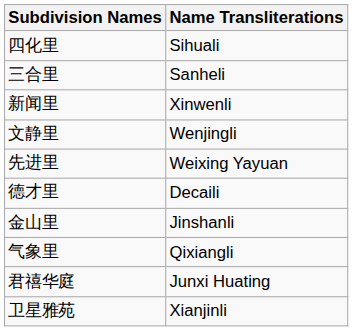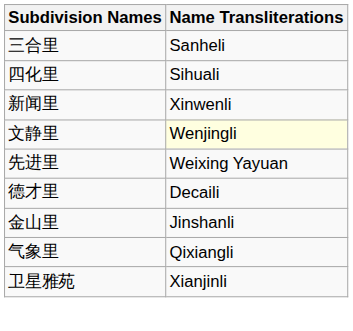rows swapped: (33, 74) <-> (33, 45)
(203, 134) no background -> (203, 134) lightyellow background
- row: (42, 281)
